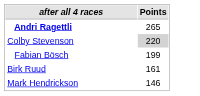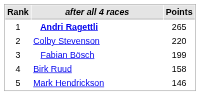+ column: (18, 12)
(153, 41) lightgrey background -> (179, 41) no background
(153, 69) 161 -> (179, 69) 158
